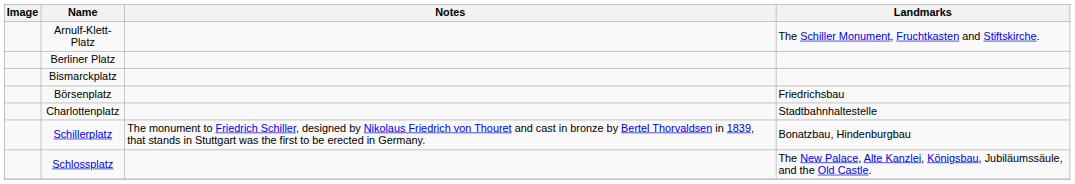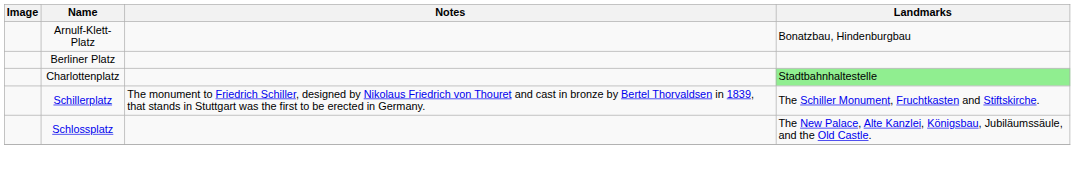(909, 36) The Schiller Monument, Fruchtkasten and Stiftskirche. -> (845, 36) Bonatzbau, Hindenburgbau
- row: (83, 77)
- row: (83, 94)
(828, 111) no background -> (828, 77) lightgreen background
(845, 135) Bonatzbau, Hindenburgbau -> (909, 100) The Schiller Monument, Fruchtkasten and Stiftskirche.
